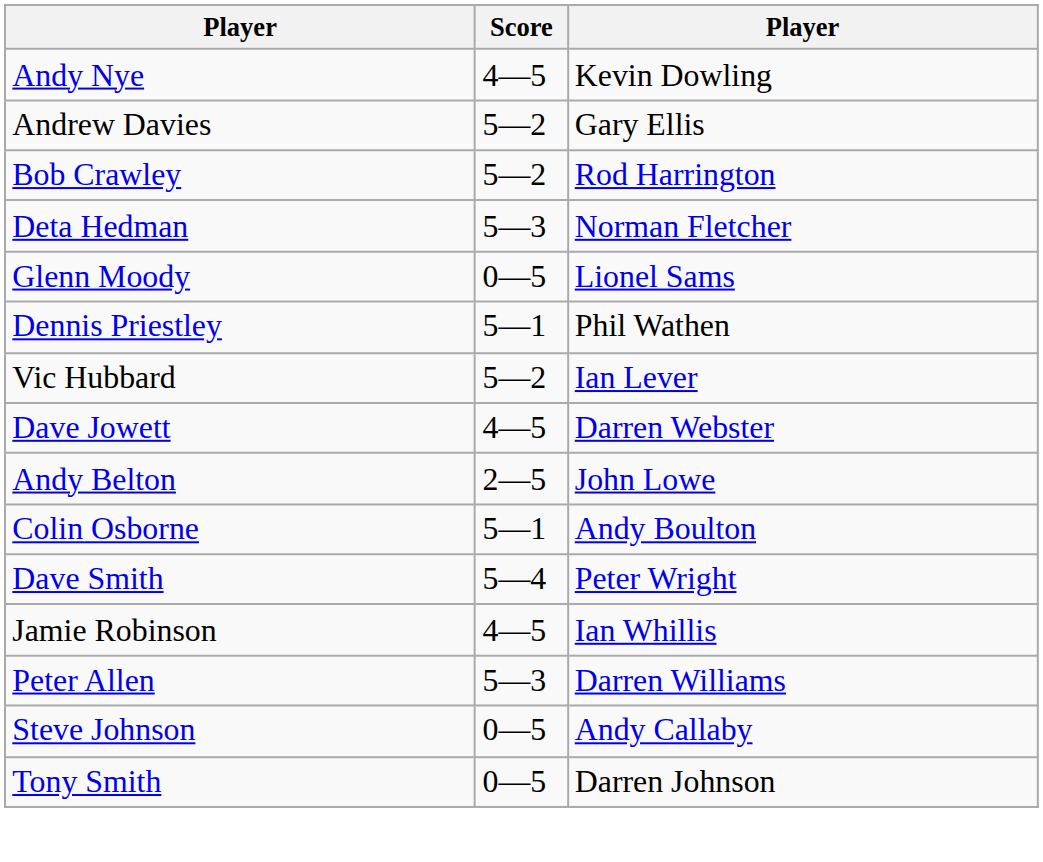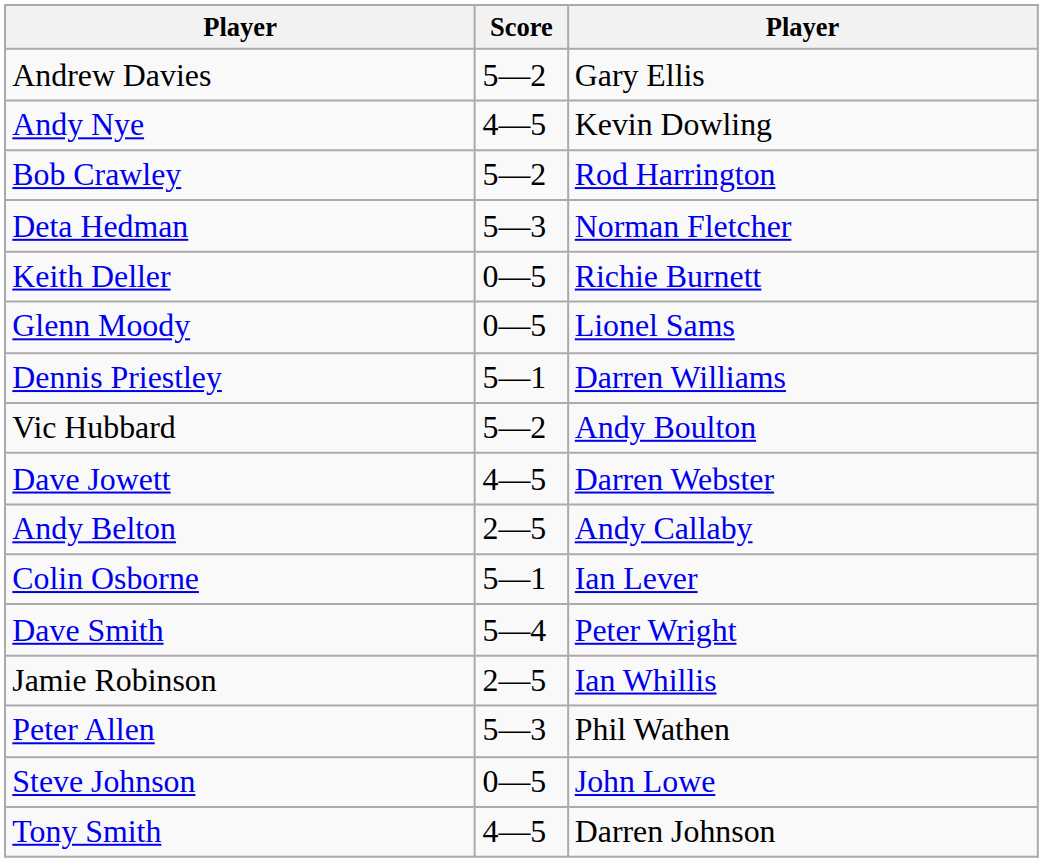rows swapped: (78, 74) <-> (112, 124)
+ row: (91, 276)
(652, 326) Phil Wathen -> (680, 377) Darren Williams
(636, 377) Ian Lever -> (665, 427) Andy Boulton
(645, 478) John Lowe -> (664, 528) Andy Callaby
(665, 528) Andy Boulton -> (636, 579) Ian Lever
(514, 629) 4—5 -> (514, 680) 2—5
(680, 680) Darren Williams -> (652, 730) Phil Wathen
(664, 730) Andy Callaby -> (645, 781) John Lowe
(514, 781) 0—5 -> (514, 831) 4—5
